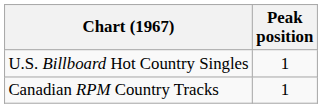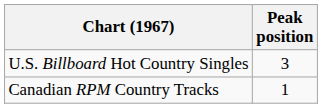(285, 63) 1 -> (285, 63) 3
